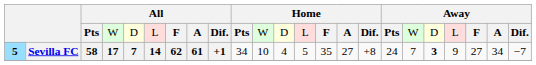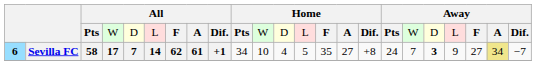(15, 51) 5 -> (15, 51) 6
(498, 51) no background -> (498, 51) khaki background
